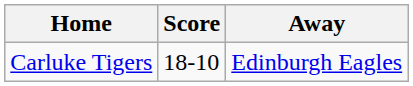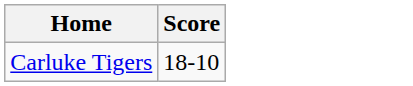- column: (317, 23)
